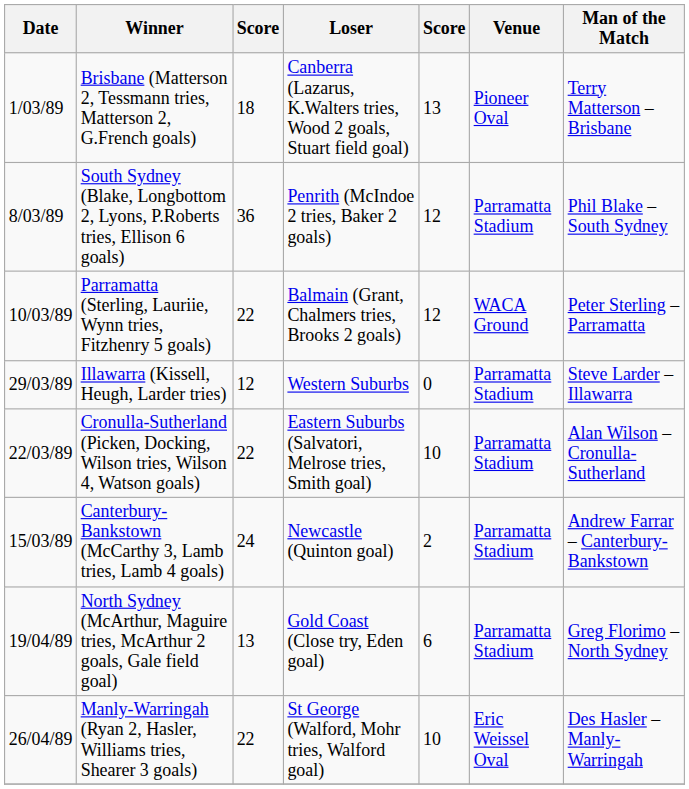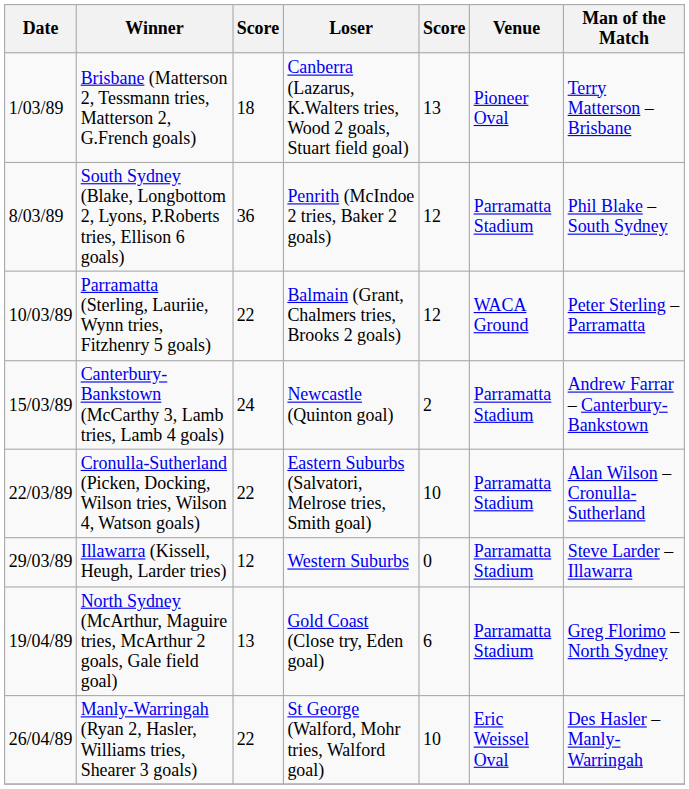rows swapped: (152, 542) <-> (154, 384)
